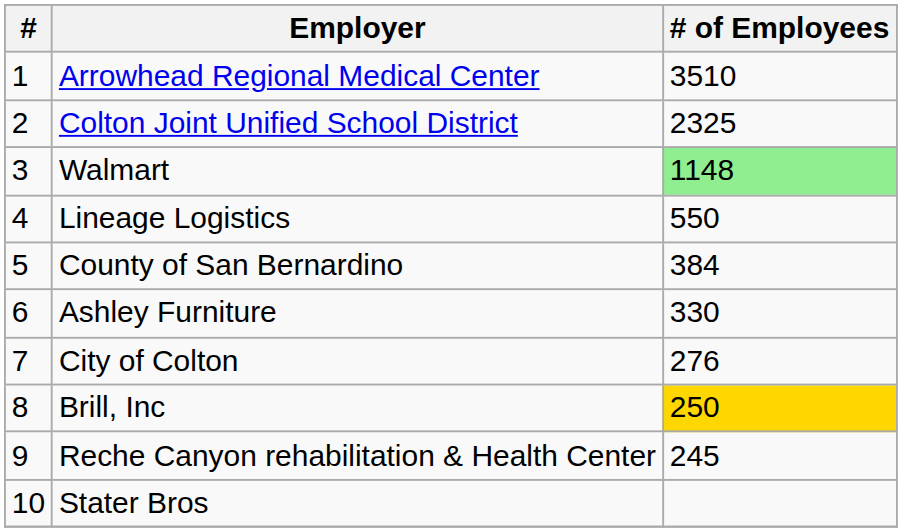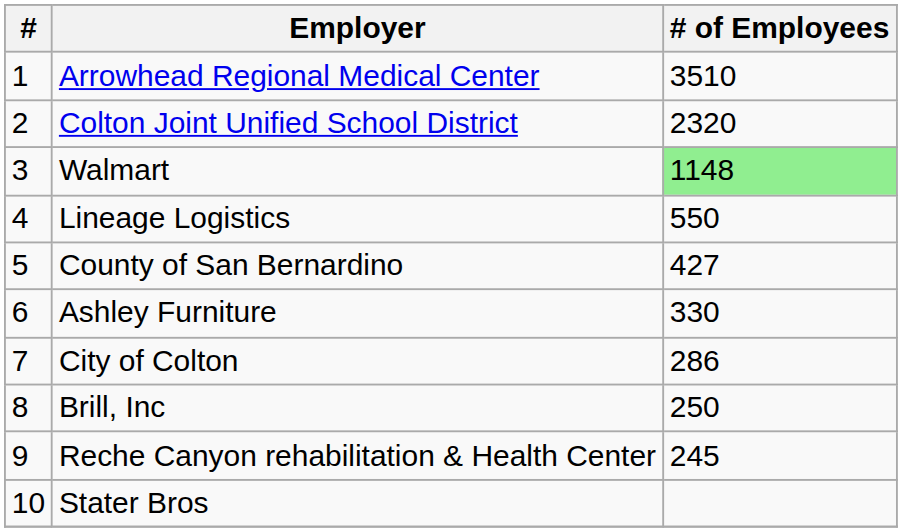(703, 123) 2325 -> (703, 123) 2320
(695, 265) 384 -> (695, 265) 427
(695, 360) 276 -> (695, 360) 286
(695, 407) gold background -> (695, 407) no background
